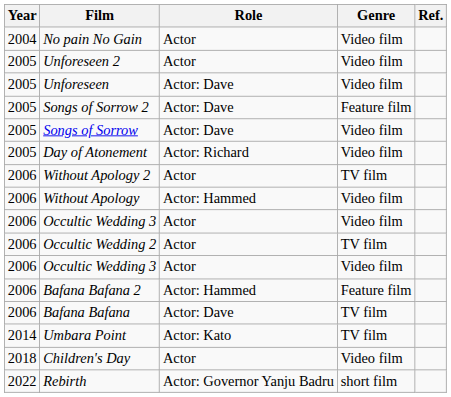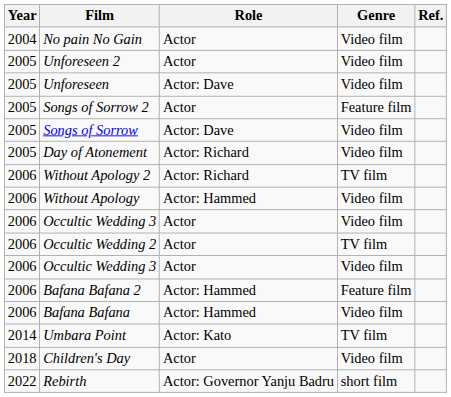(198, 107) Actor: Dave -> (179, 107) Actor
(179, 175) Actor -> (206, 175) Actor: Richard
(198, 312) Actor: Dave -> (209, 312) Actor: Hammed
(364, 312) TV film -> (372, 312) Video film
